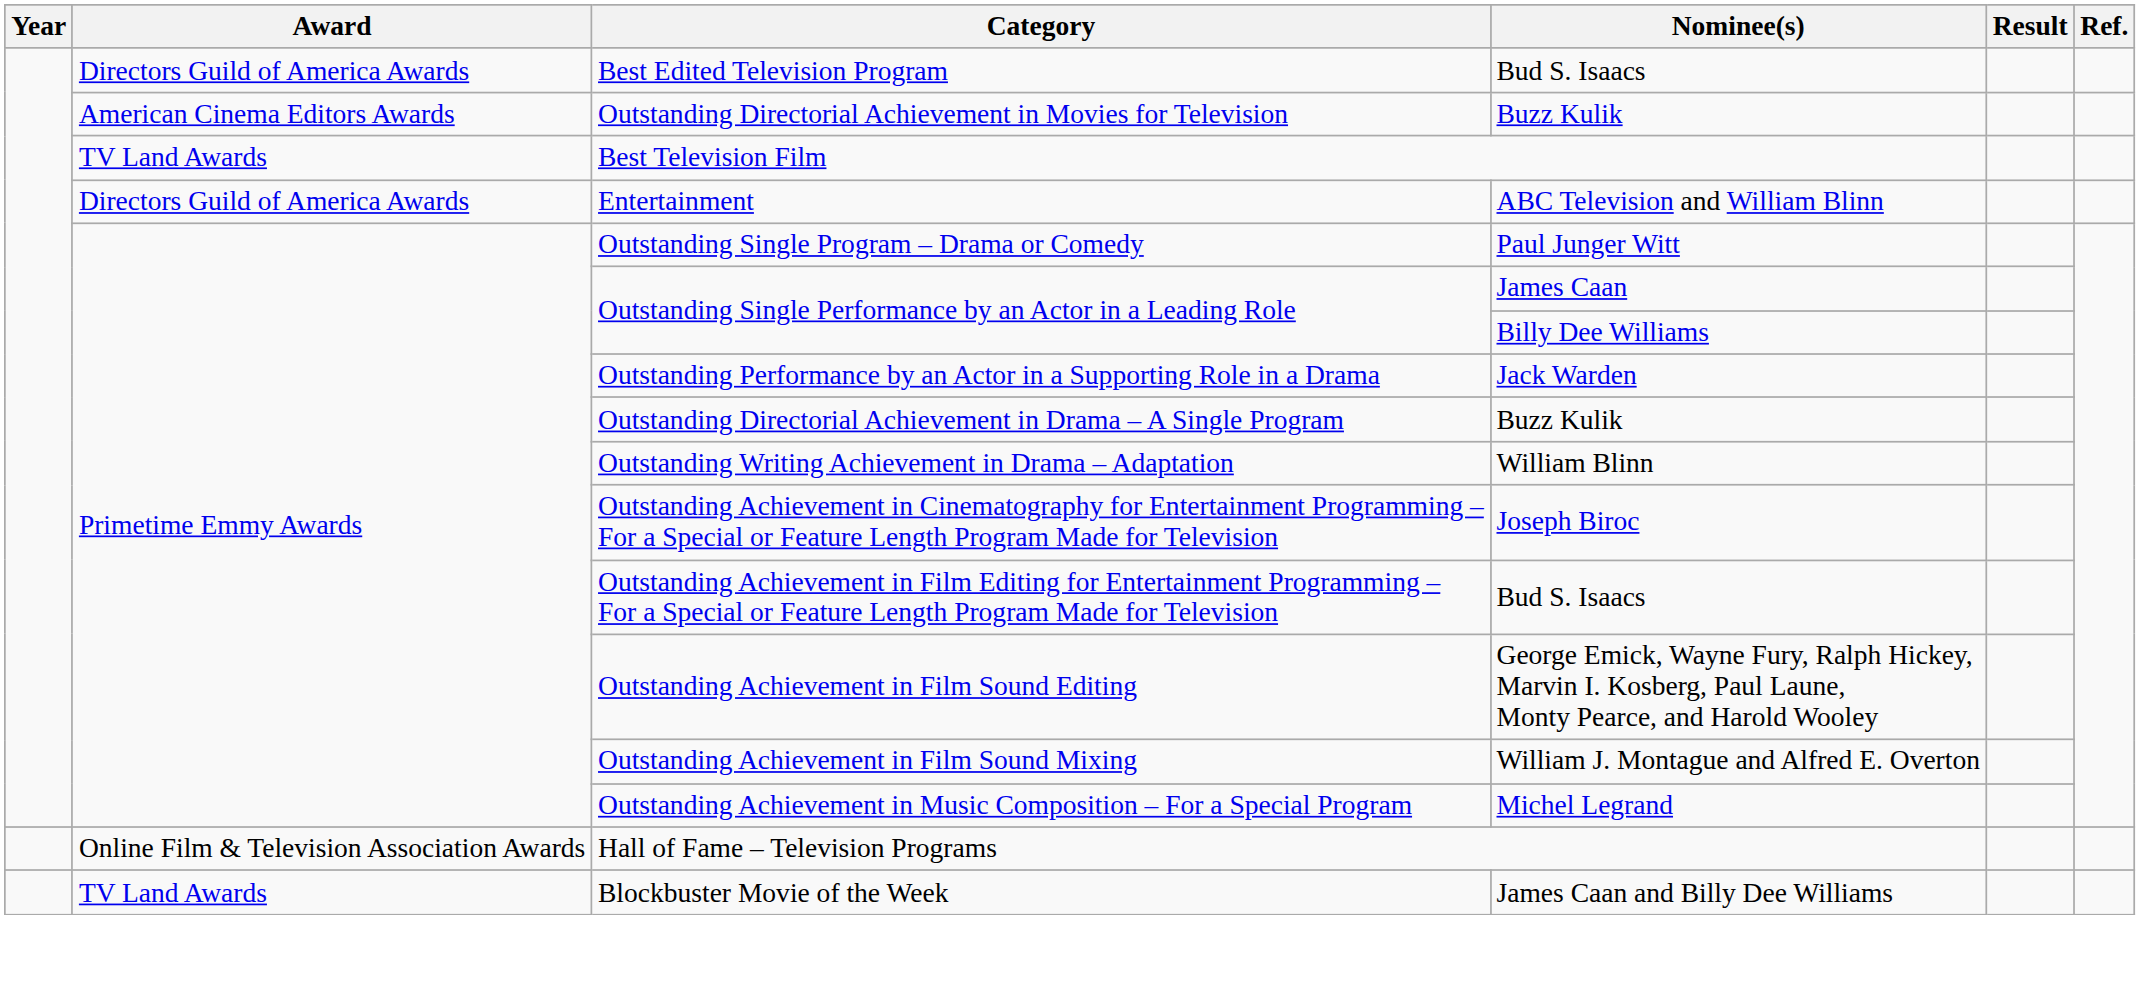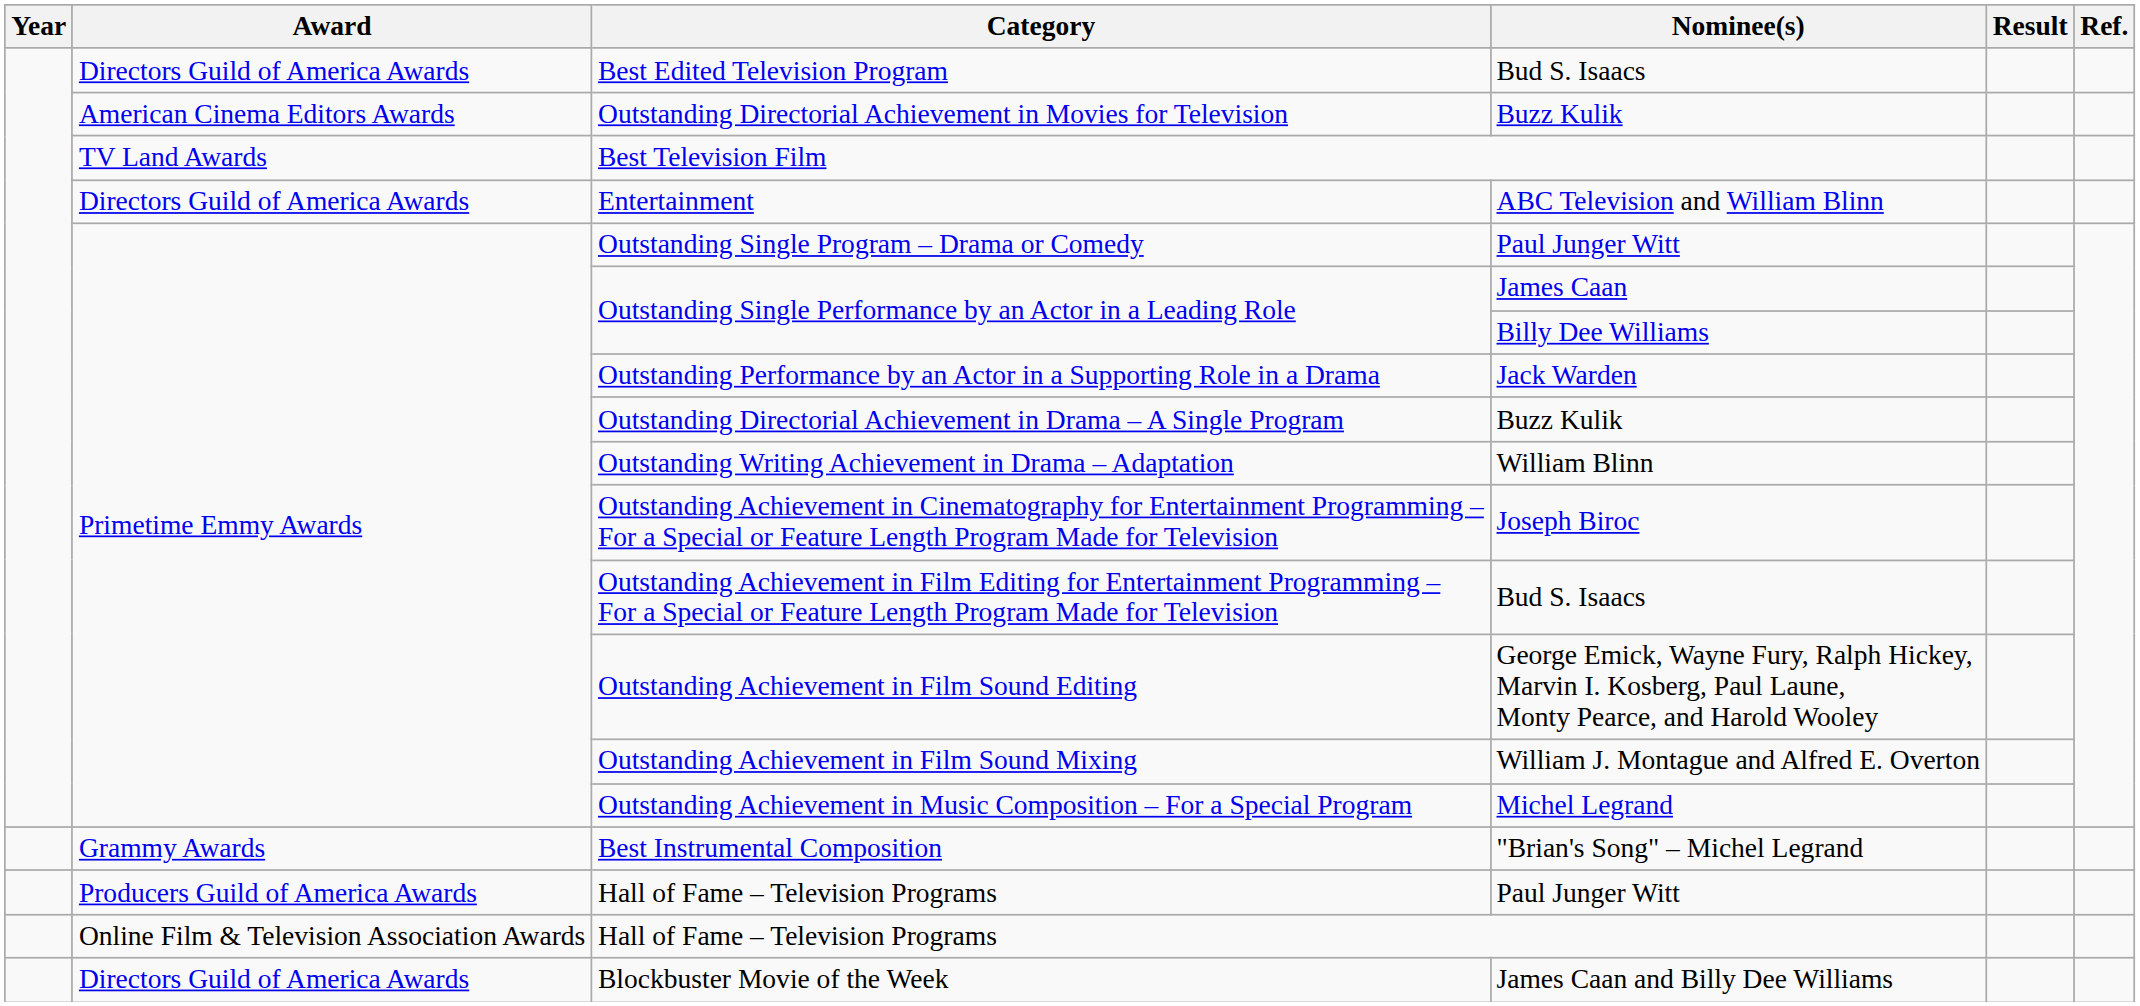+ row: (770, 848)
+ row: (797, 892)
(173, 892) TV Land Awards -> (274, 979) Directors Guild of America Awards
